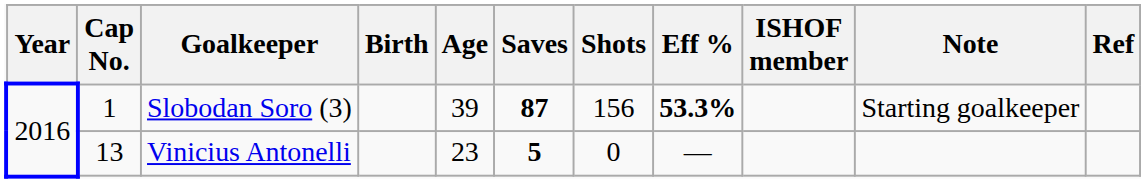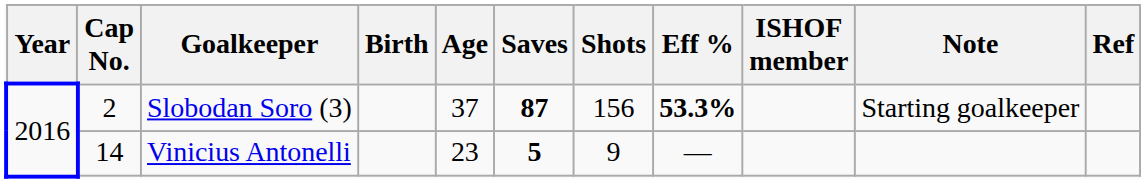(110, 106) 1 -> (110, 106) 2
(465, 106) 39 -> (465, 106) 37
(110, 153) 13 -> (110, 153) 14
(614, 153) 0 -> (614, 153) 9
